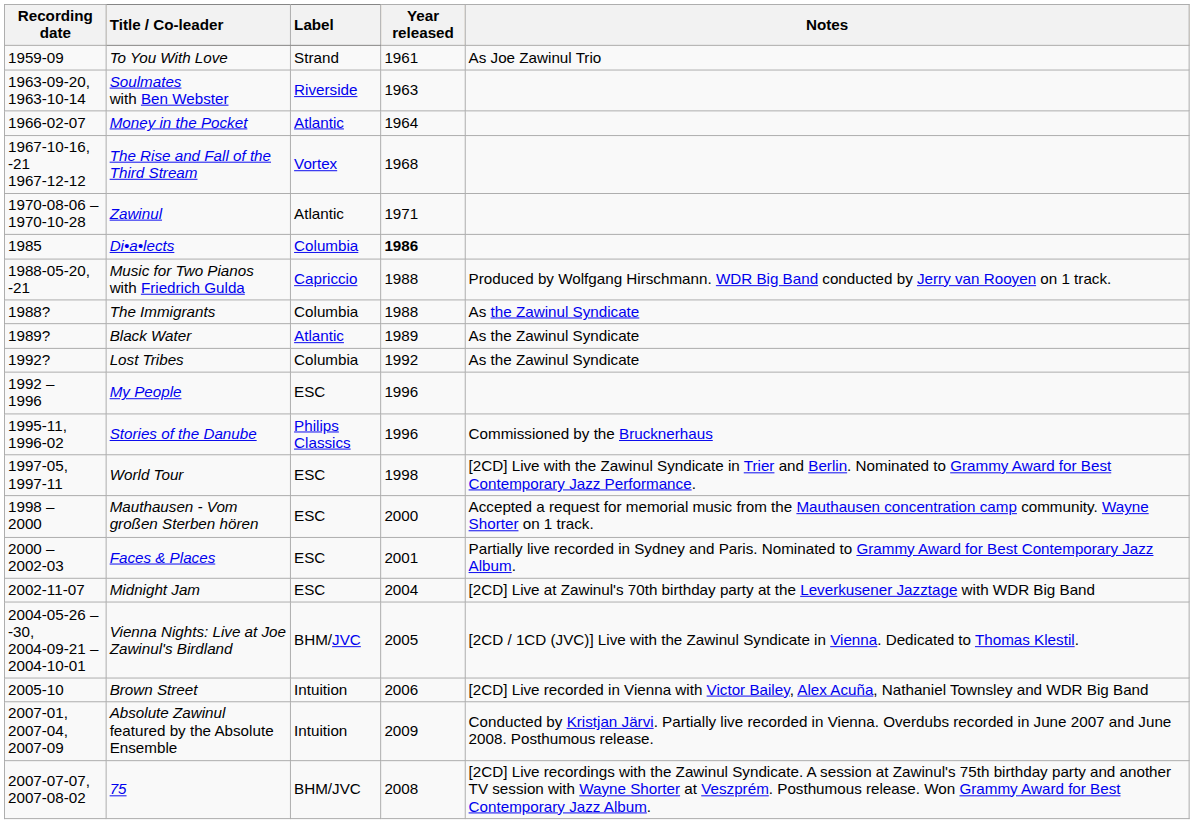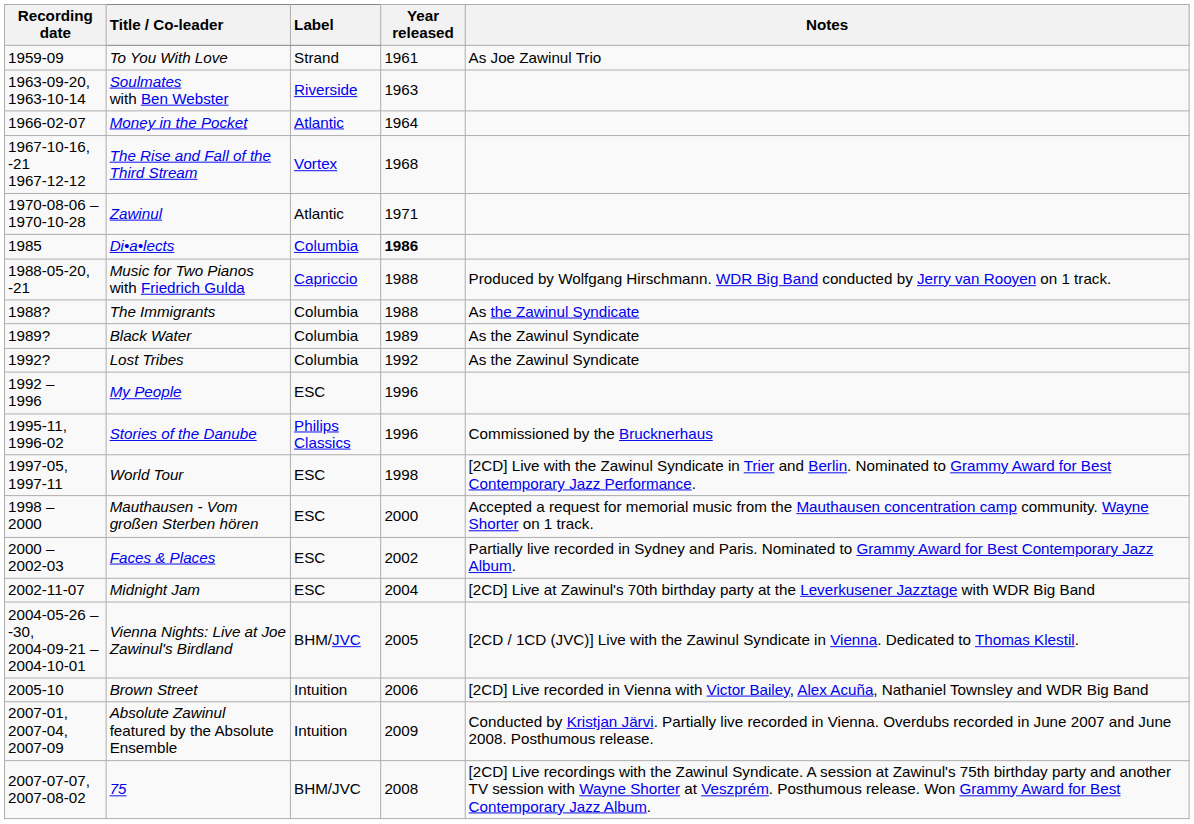(319, 336) Atlantic -> (326, 336) Columbia
(401, 557) 2001 -> (401, 557) 2002
